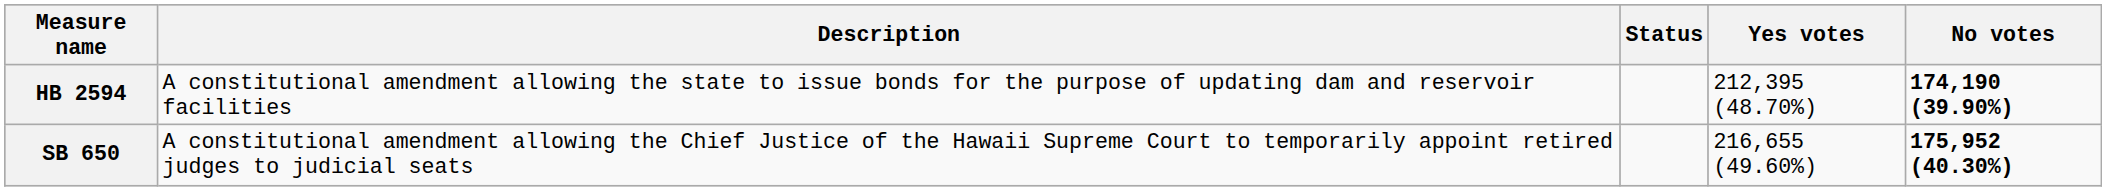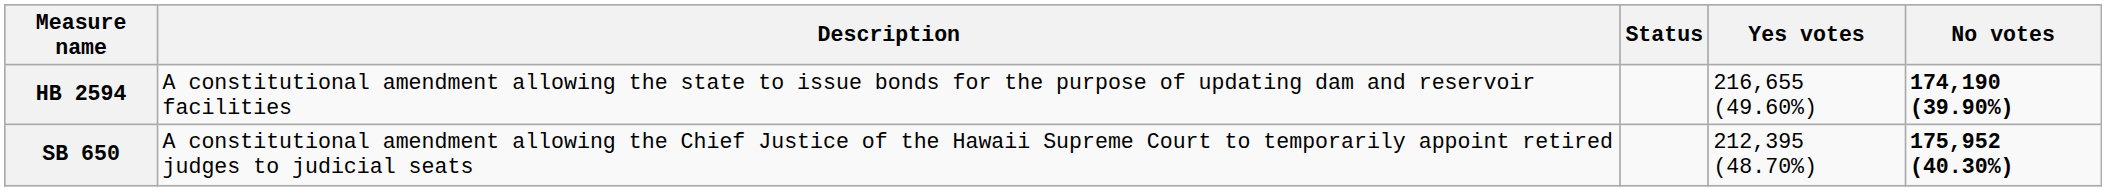(1765, 95) 212,395 (48.70%) -> (1765, 95) 216,655 (49.60%)
(1765, 155) 216,655 (49.60%) -> (1765, 155) 212,395 (48.70%)
